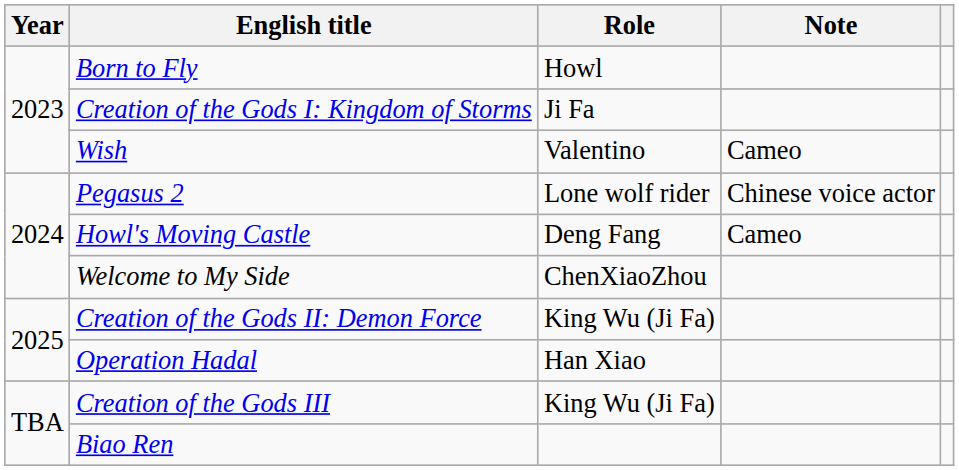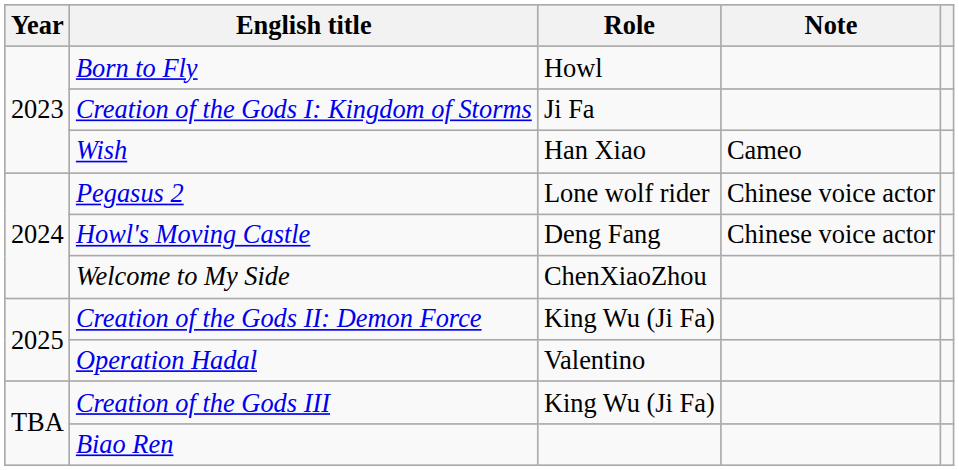(595, 151) Valentino -> (595, 151) Han Xiao
(764, 234) Cameo -> (831, 234) Chinese voice actor
(595, 360) Han Xiao -> (595, 360) Valentino
